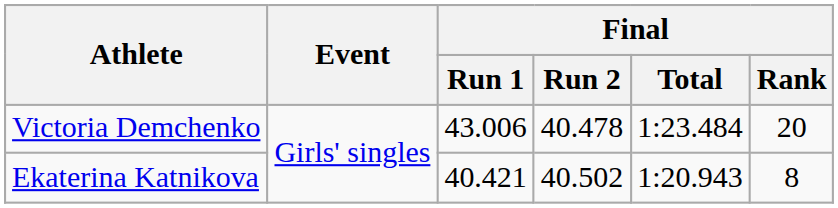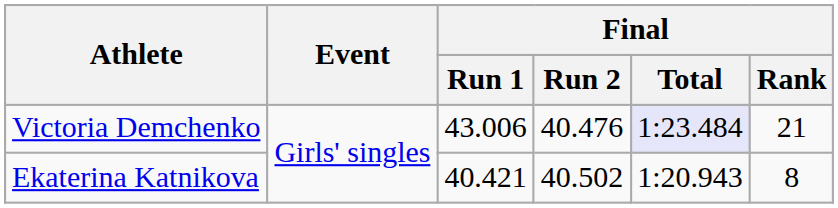(582, 128) 40.478 -> (582, 128) 40.476
(690, 128) no background -> (690, 128) lavender background
(792, 128) 20 -> (792, 128) 21
